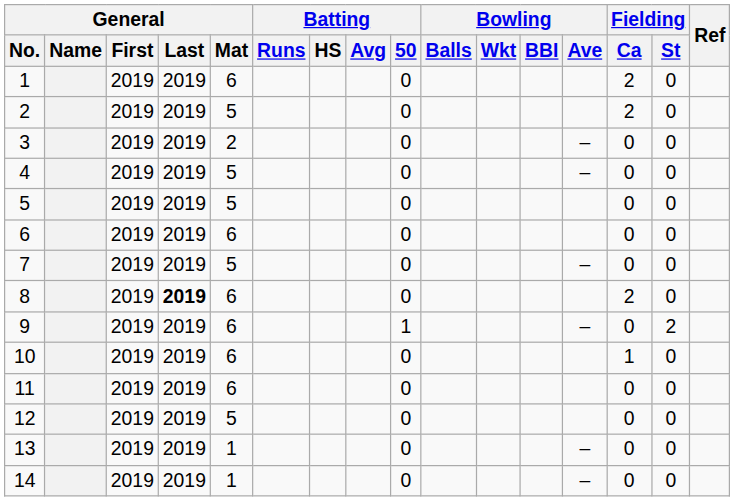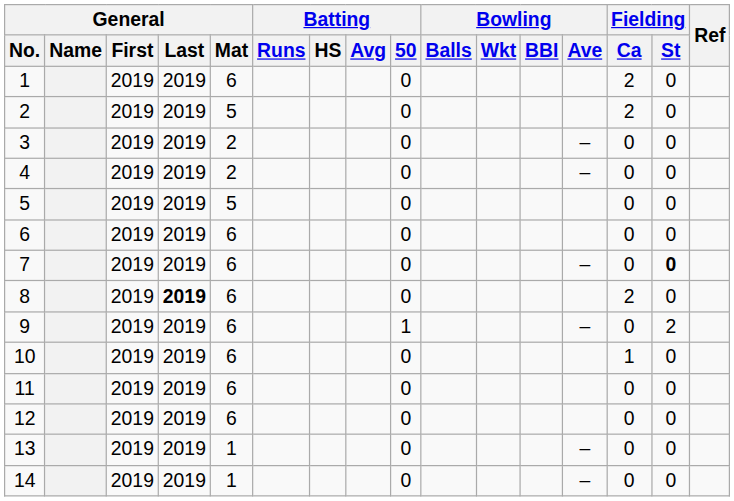(231, 173) 5 -> (231, 173) 2
(231, 265) 5 -> (231, 265) 6
(671, 265) normal -> (671, 265) bold
(231, 419) 5 -> (231, 419) 6
